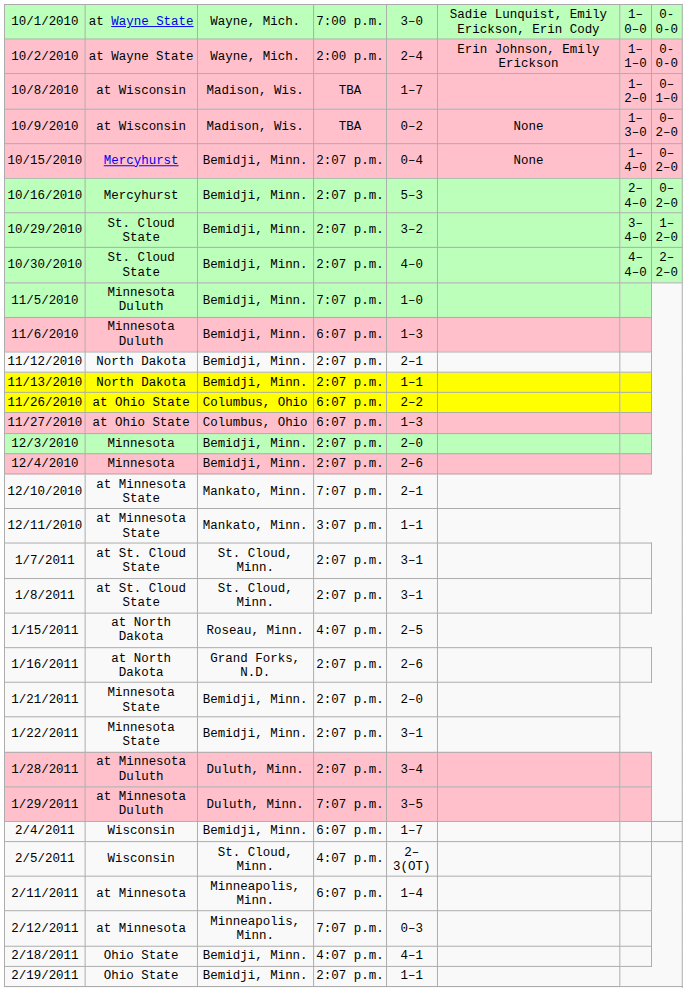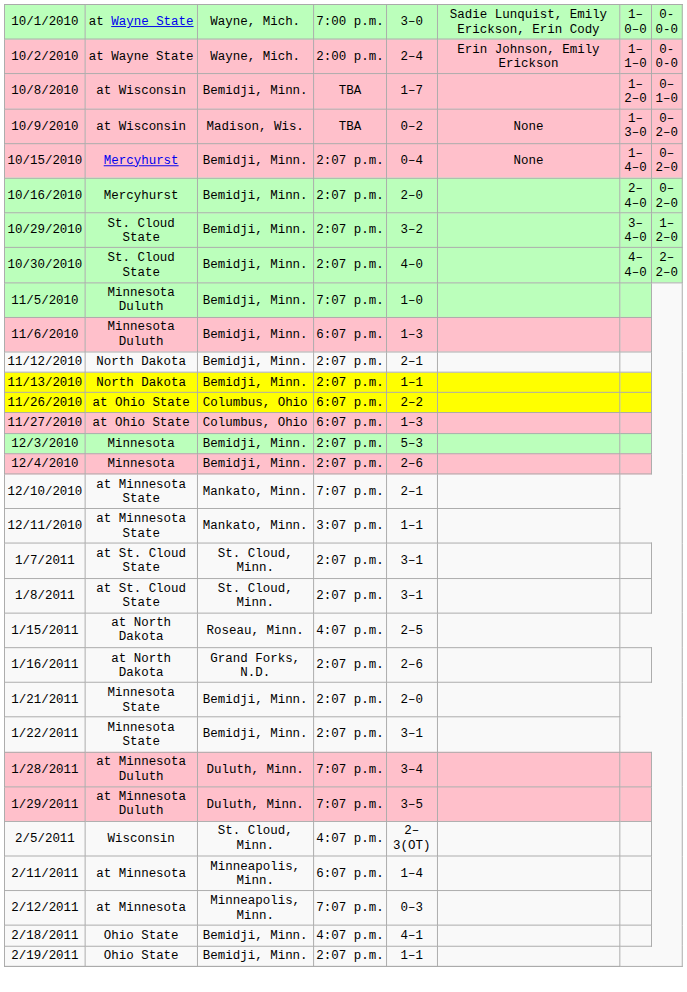(255, 91) Madison, Wis. -> (255, 91) Bemidji, Minn.
(412, 196) 5–3 -> (412, 196) 2–0
(412, 443) 2–0 -> (412, 443) 5–3
(350, 769) 2:07 p.m. -> (350, 769) 7:07 p.m.
- row: (45, 831)
